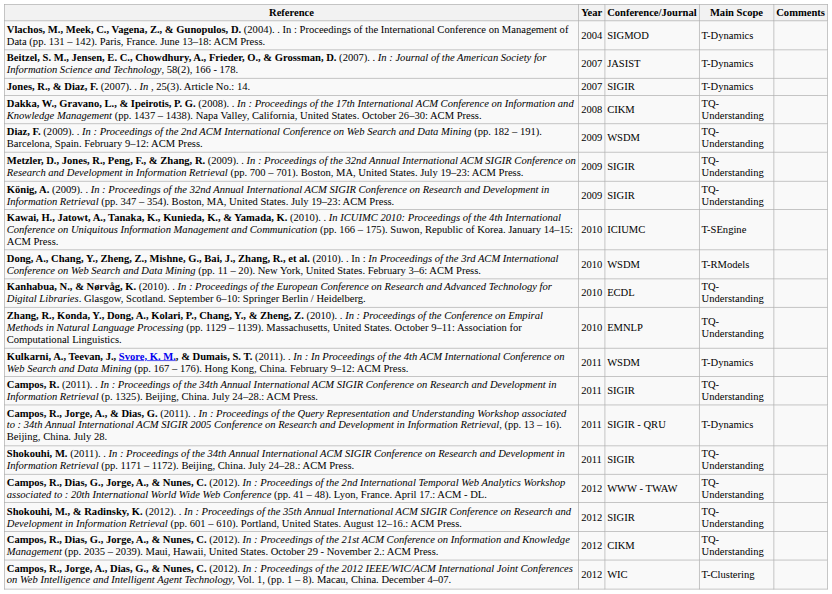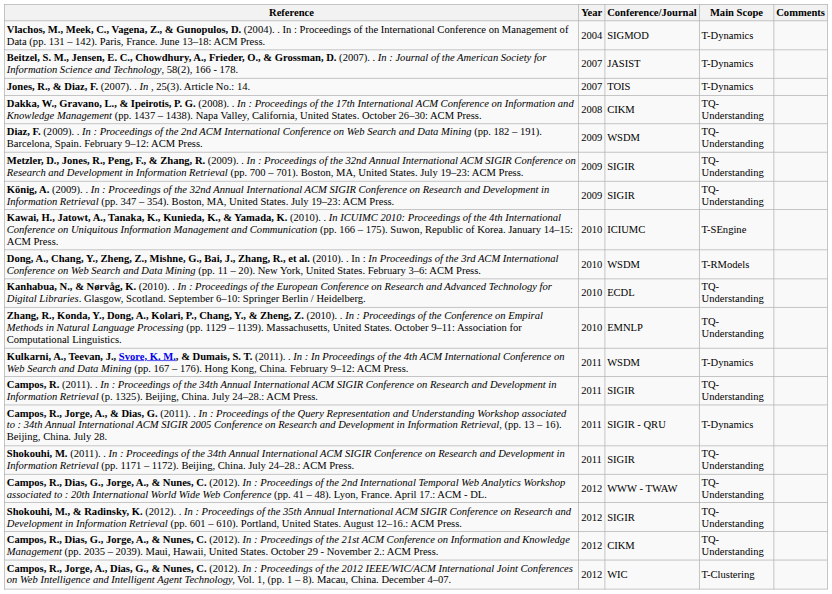(621, 86) SIGIR -> (619, 86) TOIS
